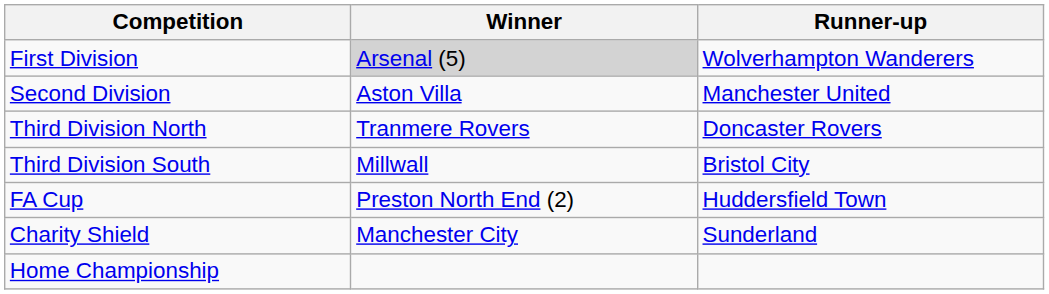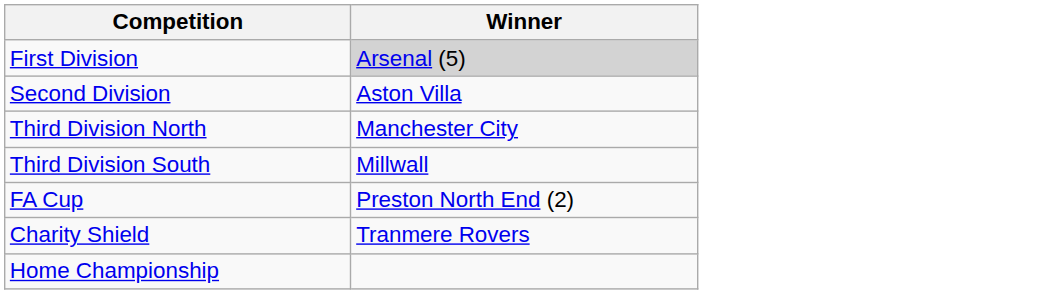- column: (871, 22)
(443, 128) Tranmere Rovers -> (437, 128) Manchester City
(437, 235) Manchester City -> (443, 235) Tranmere Rovers
